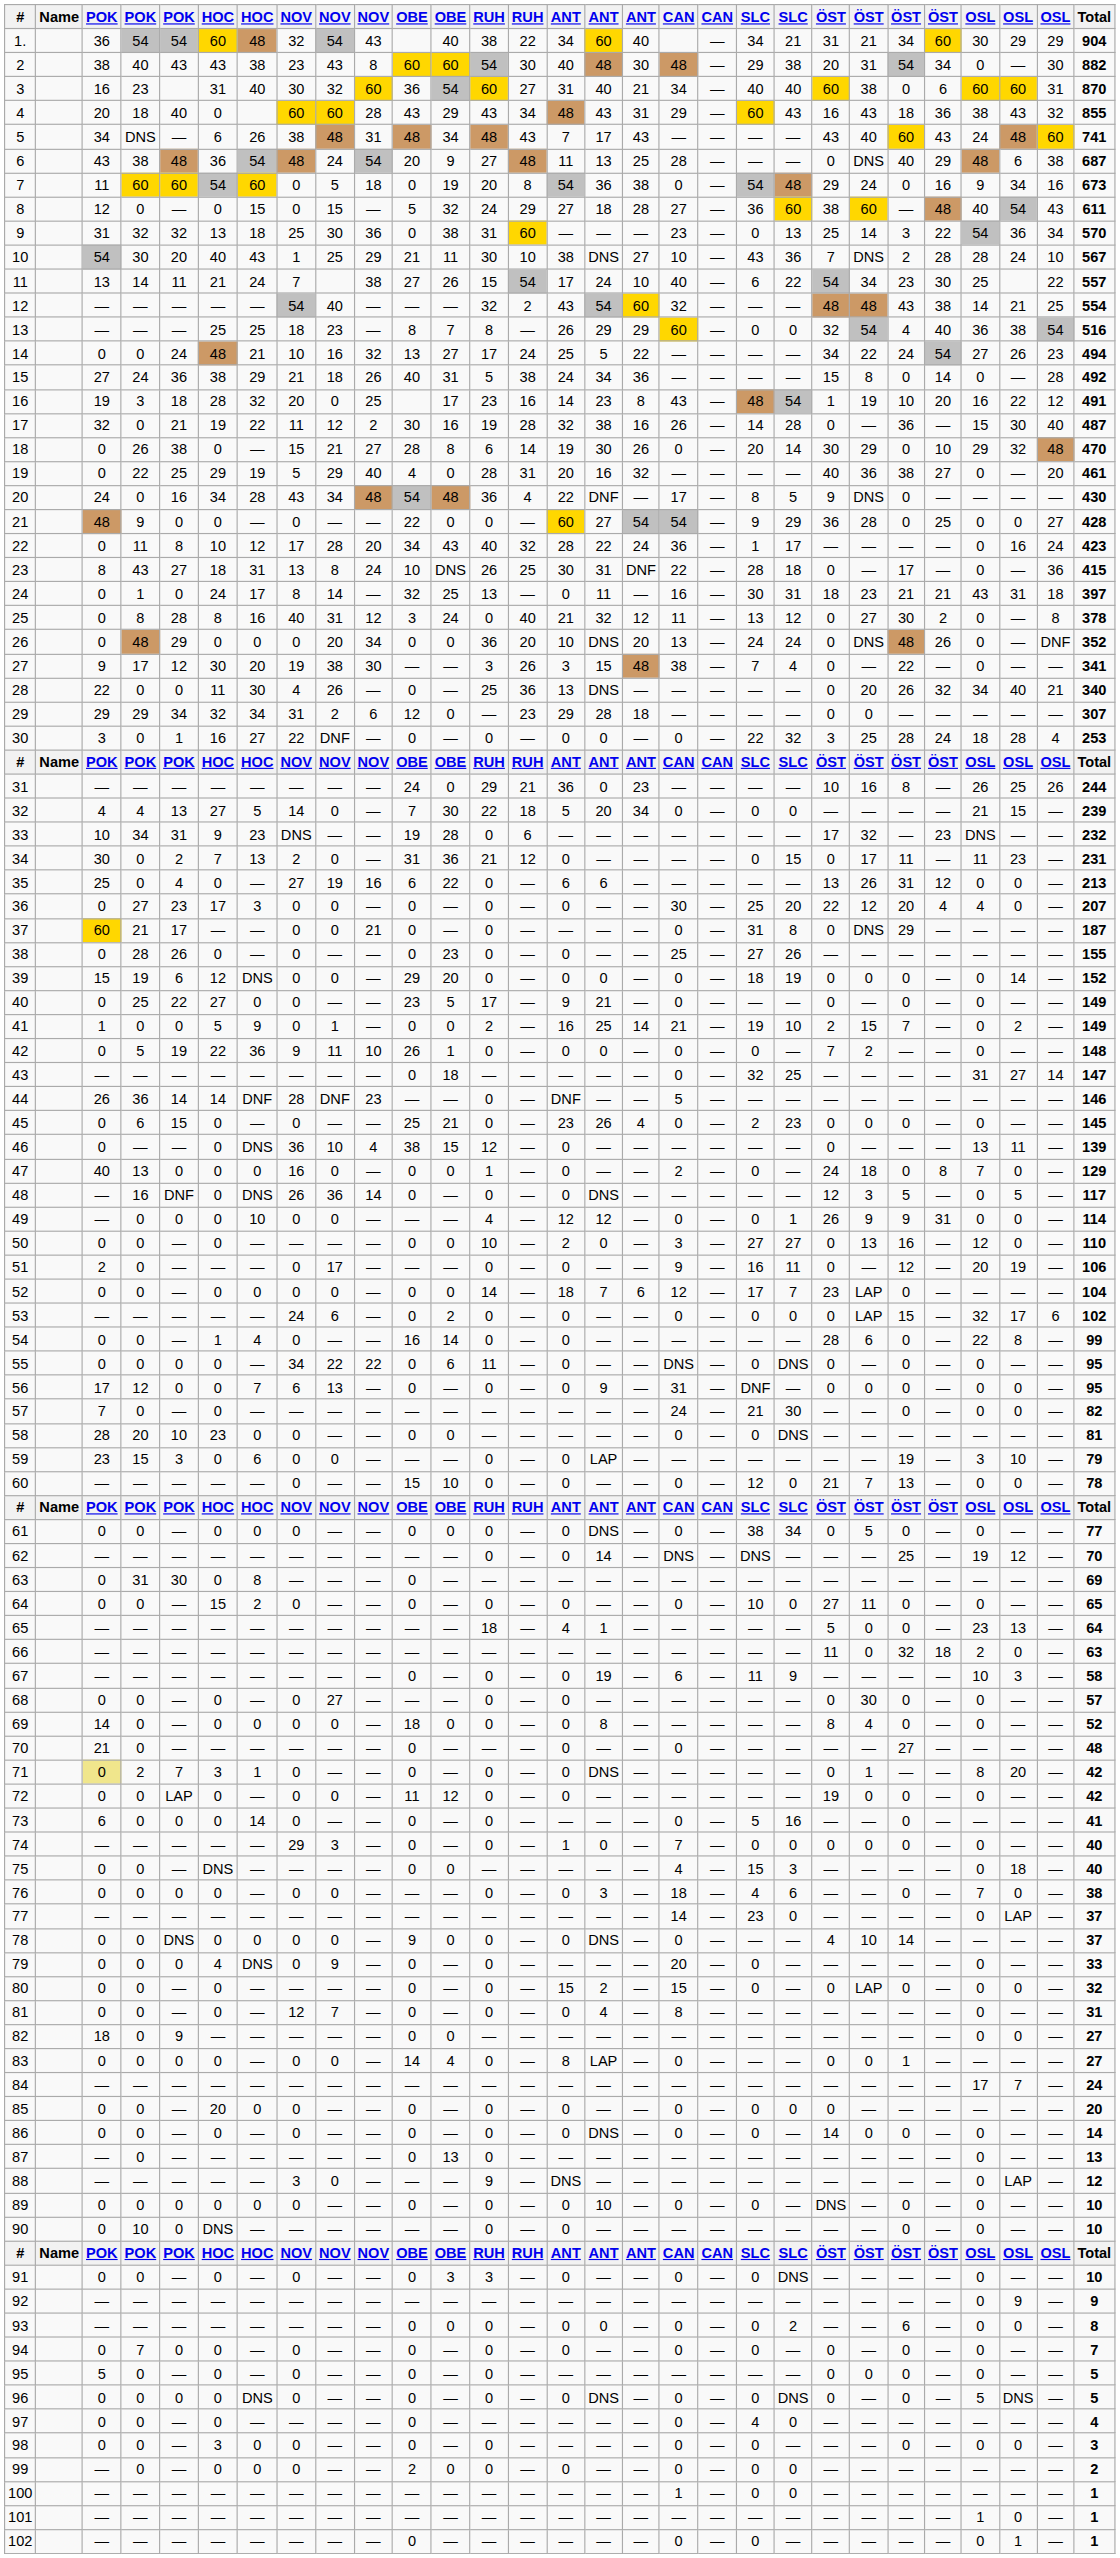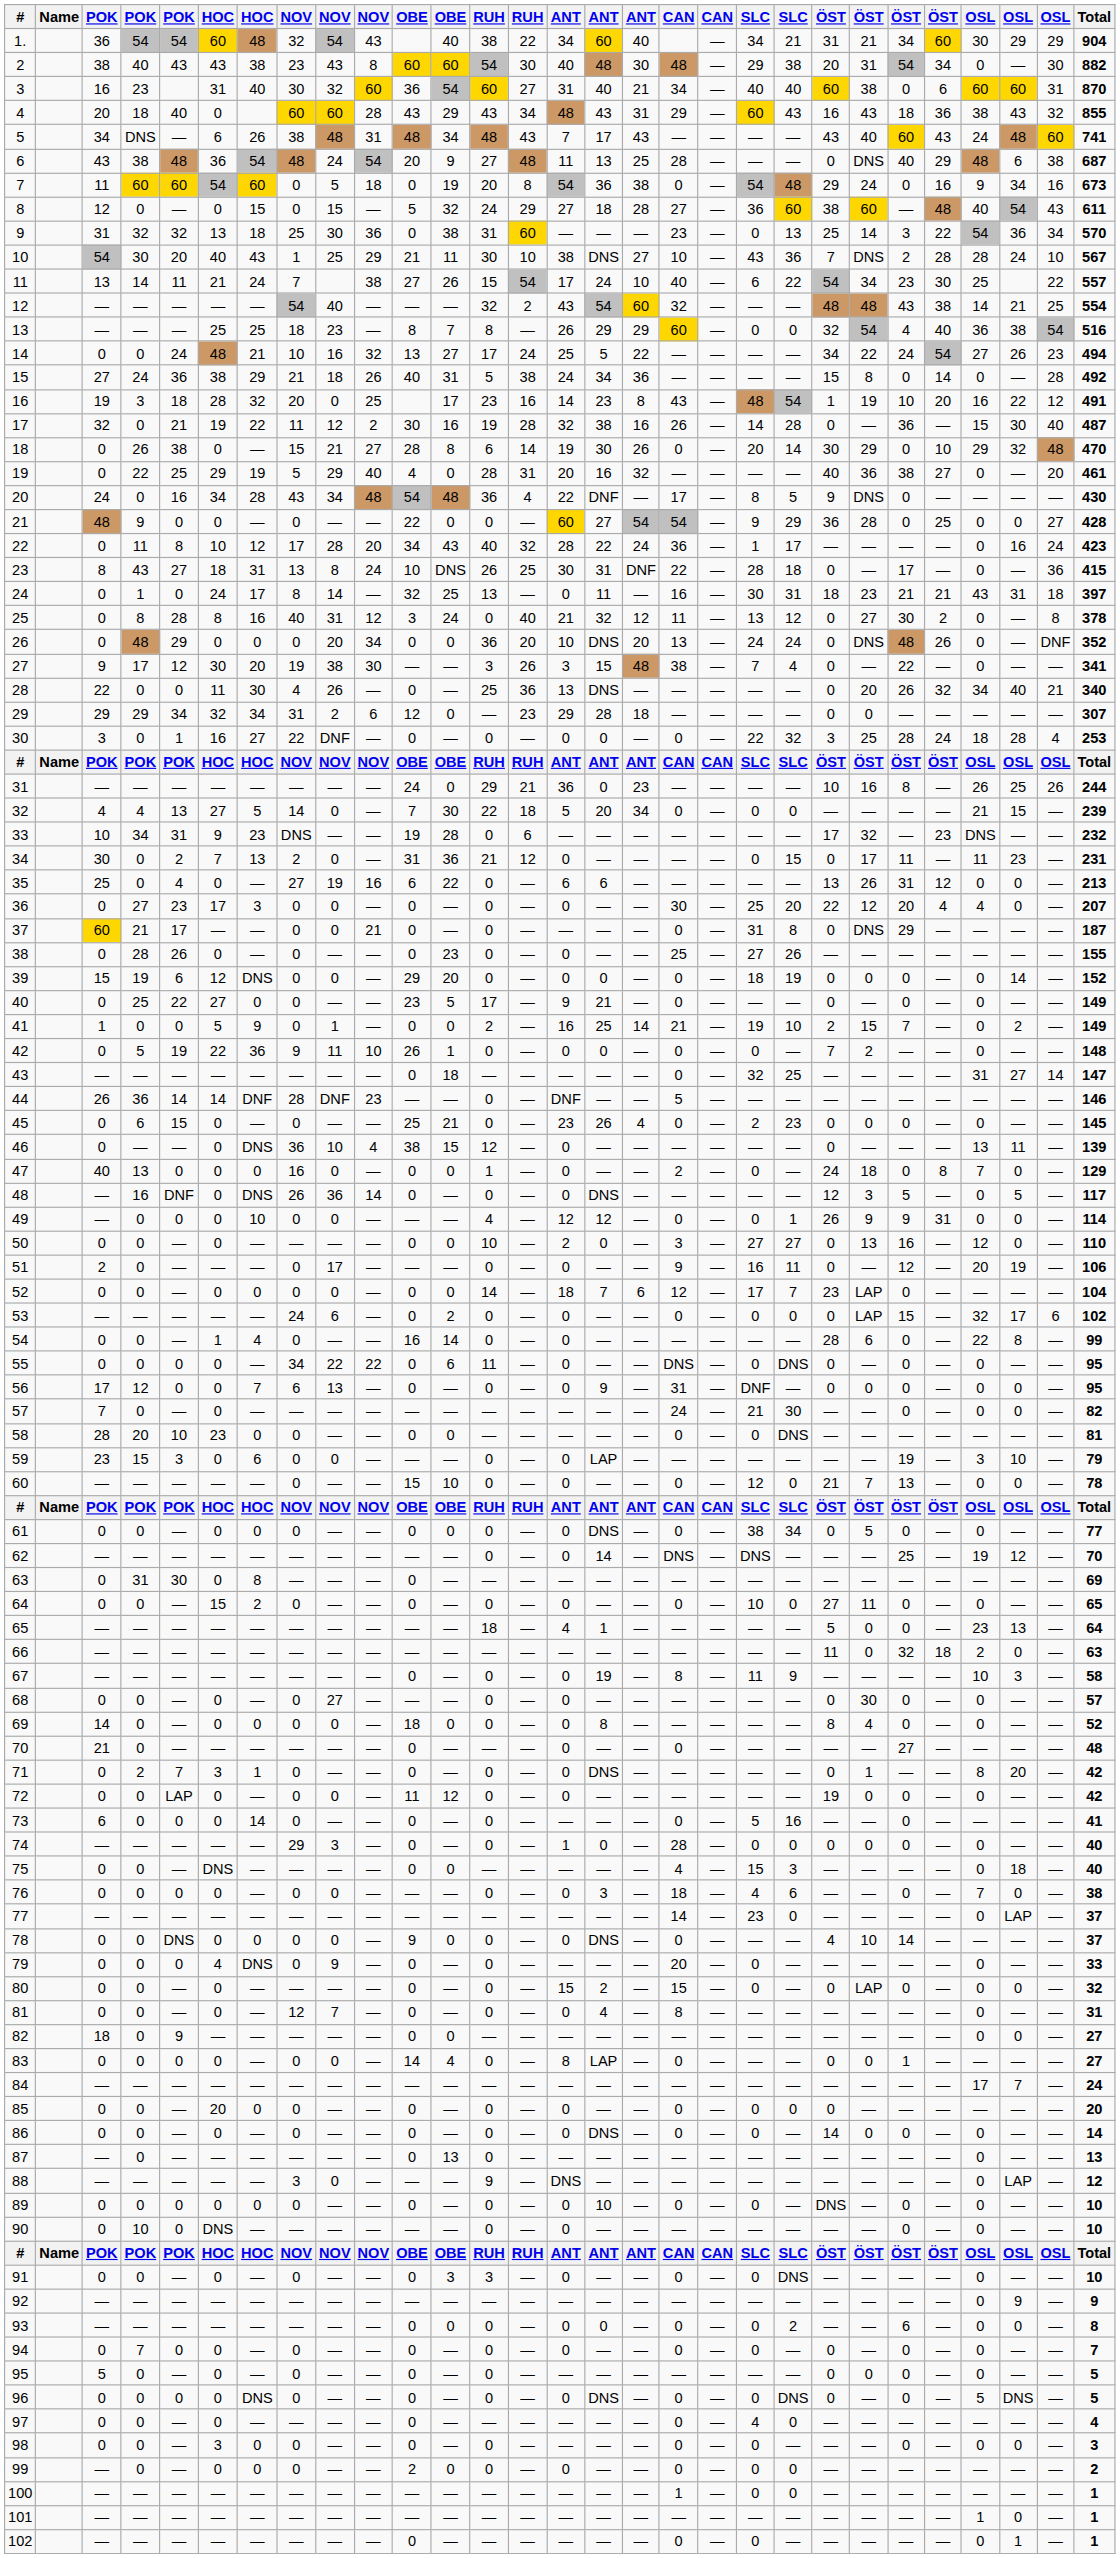(679, 1676) 6 -> (679, 1676) 8
(102, 1772) khaki background -> (102, 1772) no background
(679, 1844) 7 -> (679, 1844) 28
